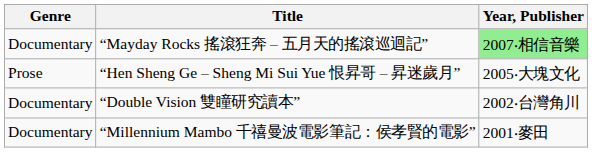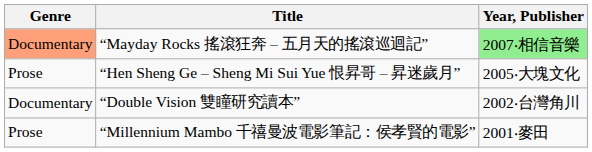(50, 43) no background -> (50, 43) lightsalmon background
(50, 132) Documentary -> (25, 132) Prose
